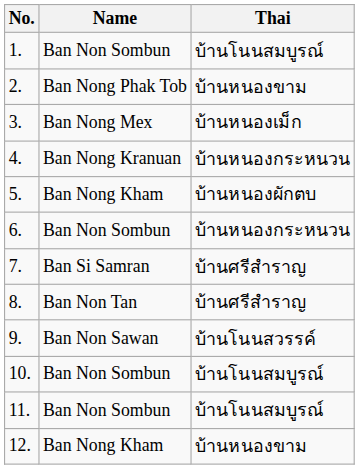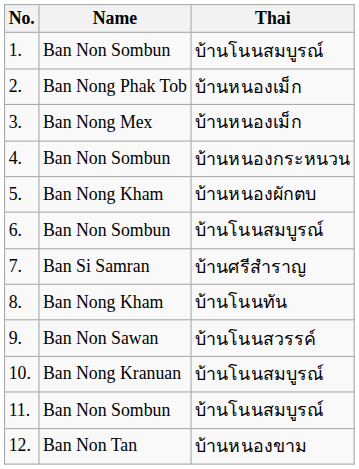(251, 87) บ้านหนองขาม -> (248, 87) บ้านหนองเม็ก
(112, 158) Ban Nong Kranuan -> (107, 158) Ban Non Sombun
(273, 230) บ้านหนองกระหนวน -> (260, 230) บ้านโนนสมบูรณ์
(90, 302) Ban Non Tan -> (103, 302) Ban Nong Kham
(251, 302) บ้านศรีสำราญ -> (241, 302) บ้านโนนทัน
(107, 374) Ban Non Sombun -> (112, 374) Ban Nong Kranuan
(103, 445) Ban Nong Kham -> (90, 445) Ban Non Tan
